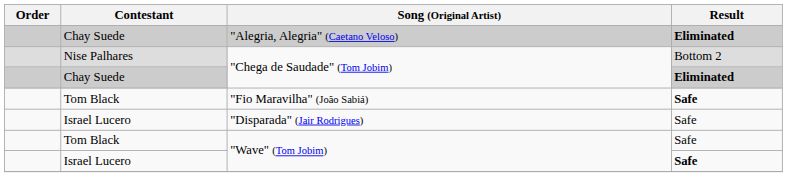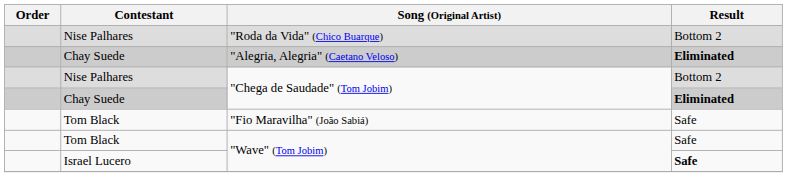+ row: (98, 36)
(686, 98) bold -> (685, 119) normal
- row: (97, 119)
